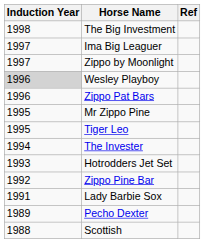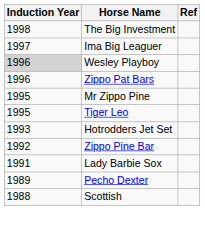- row: (129, 63)
- row: (114, 146)
